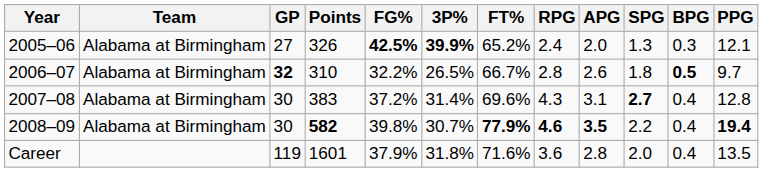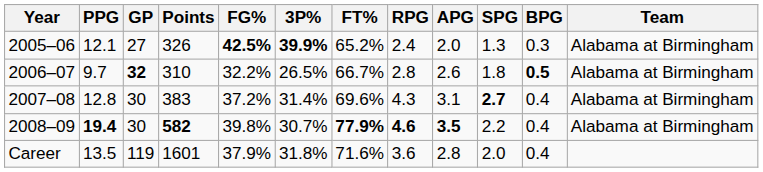columns swapped: (174, 18) <-> (735, 18)
